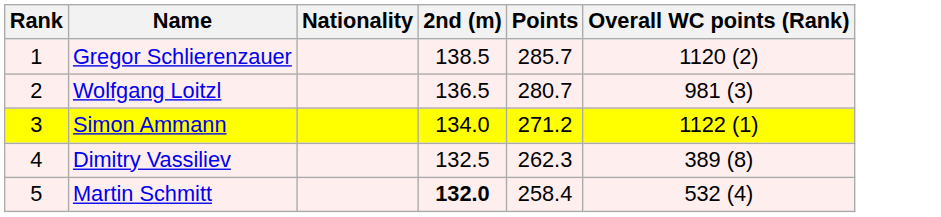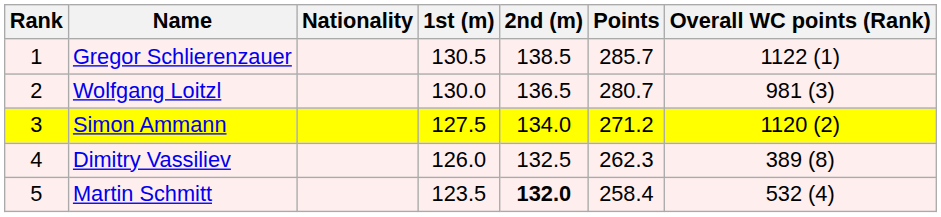+ column: (459, 21)
(719, 56) 1120 (2) -> (800, 56) 1122 (1)
(719, 125) 1122 (1) -> (800, 125) 1120 (2)
